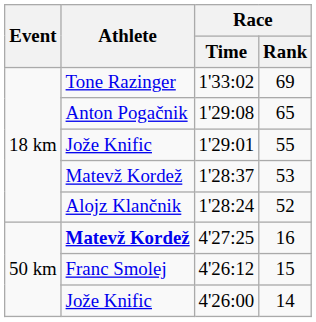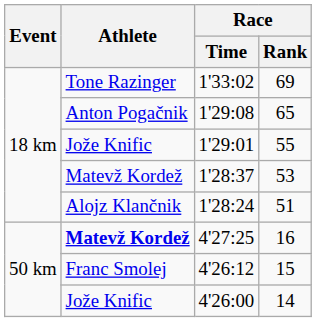(285, 207) 52 -> (285, 207) 51
